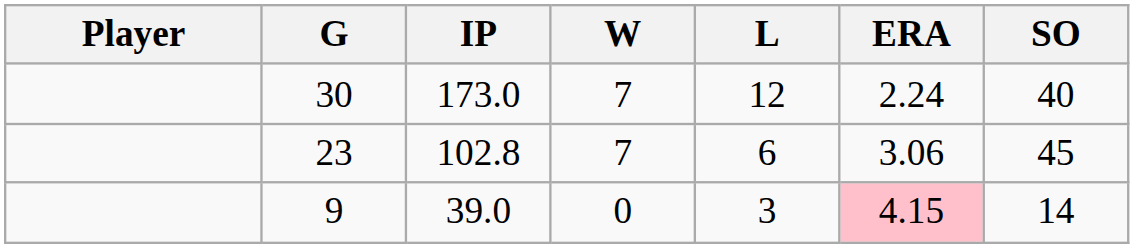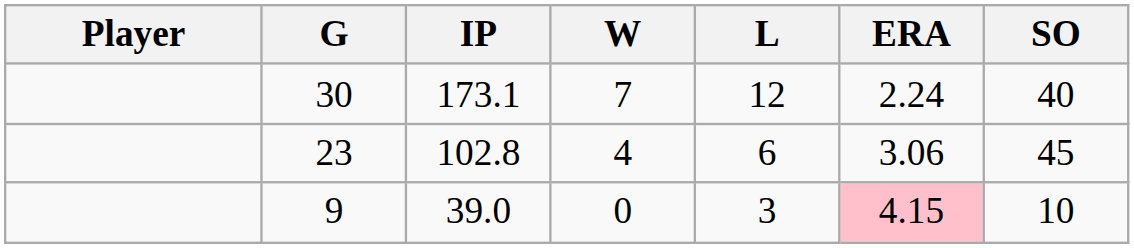(478, 93) 173.0 -> (478, 93) 173.1
(623, 152) 7 -> (623, 152) 4
(1056, 211) 14 -> (1056, 211) 10
